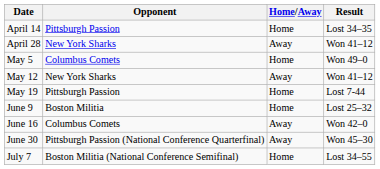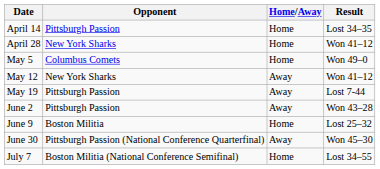(281, 44) Away -> (281, 44) Home
(281, 92) Home -> (281, 92) Away
+ row: (20, 108)
- row: (22, 124)
